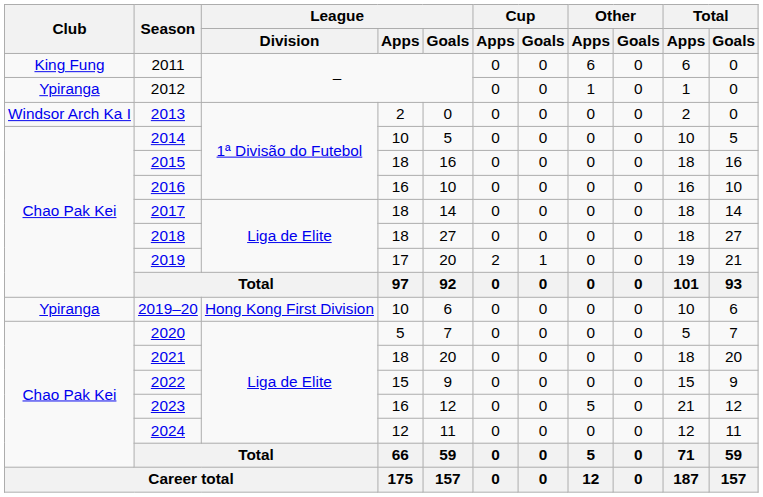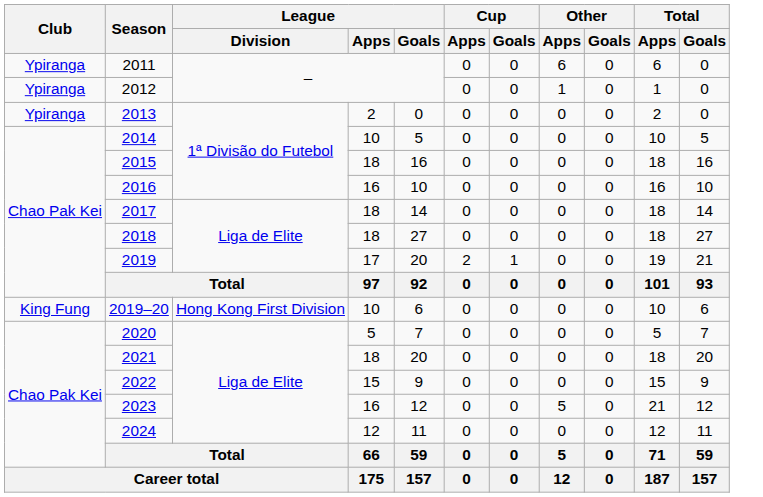(69, 65) King Fung -> (55, 65) Ypiranga
(69, 114) Windsor Arch Ka I -> (55, 114) Ypiranga
(69, 308) Ypiranga -> (55, 308) King Fung
